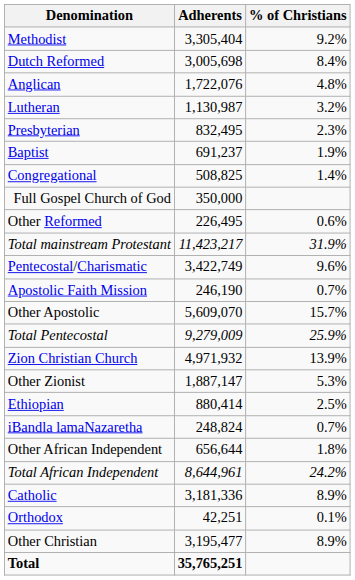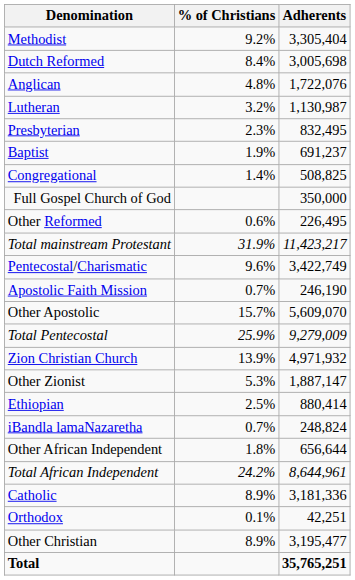columns swapped: (210, 15) <-> (298, 15)
